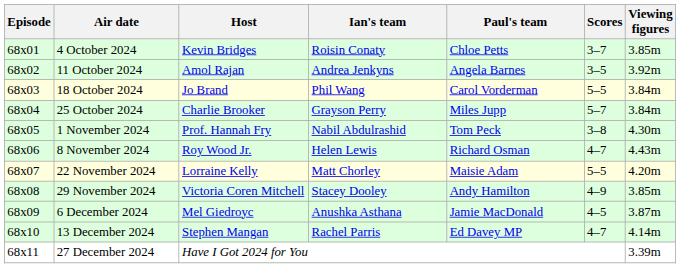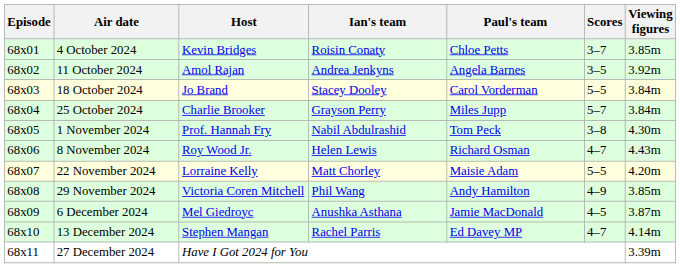(338, 89) Phil Wang -> (349, 89) Stacey Dooley
(349, 191) Stacey Dooley -> (338, 191) Phil Wang
